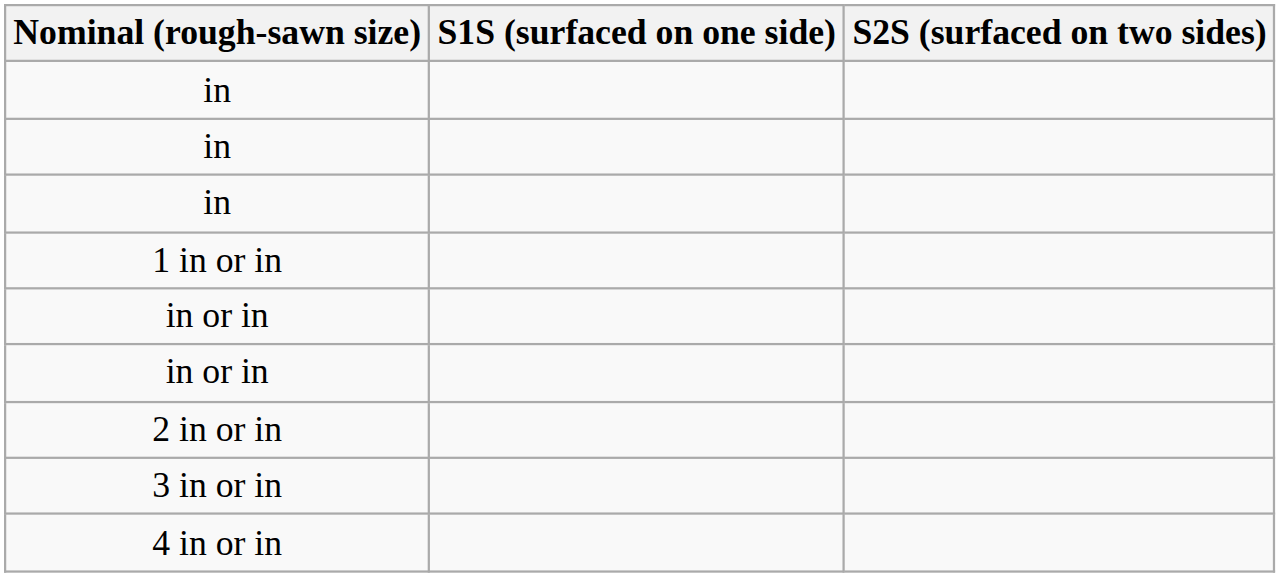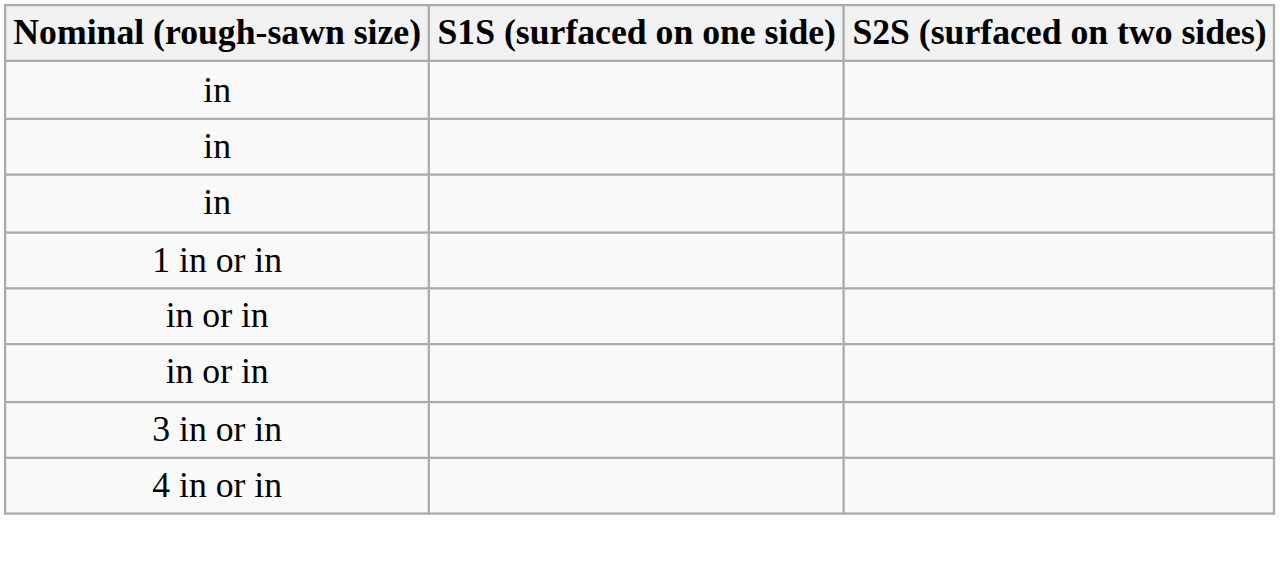- row: (217, 428)
